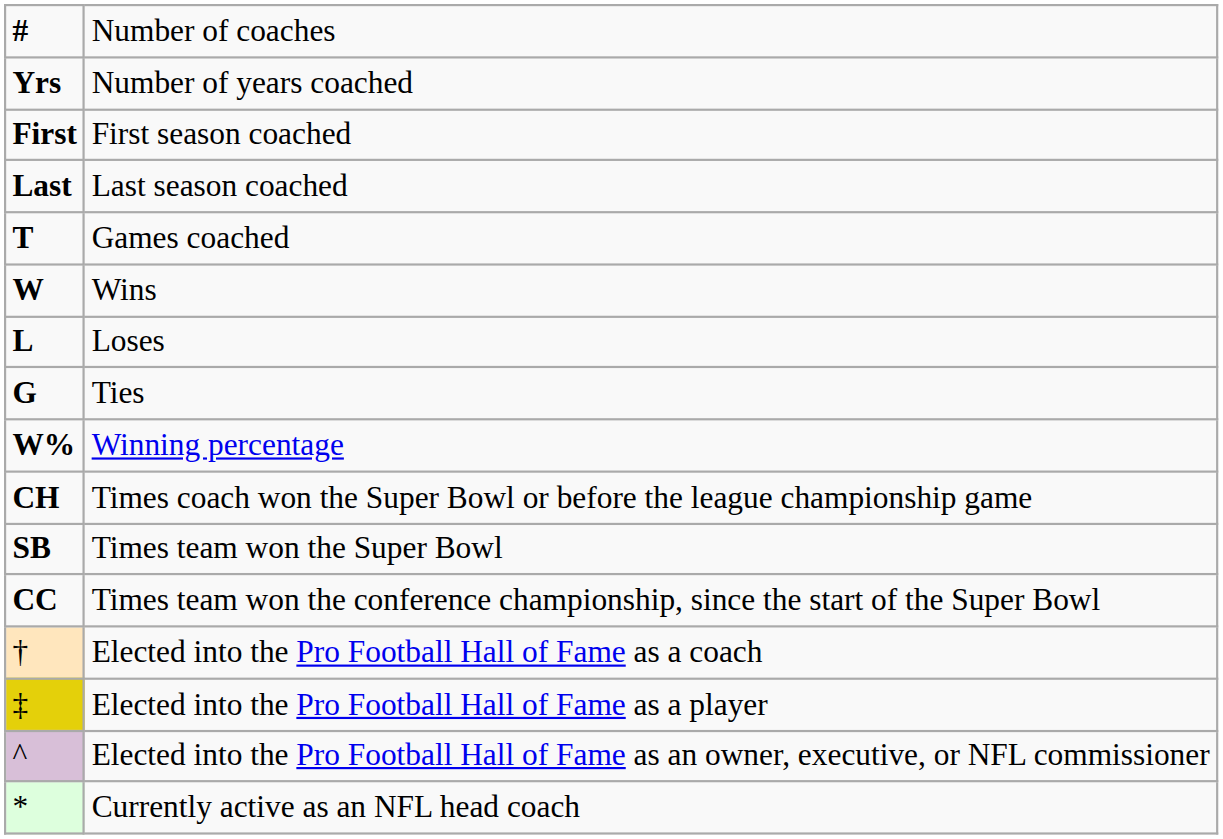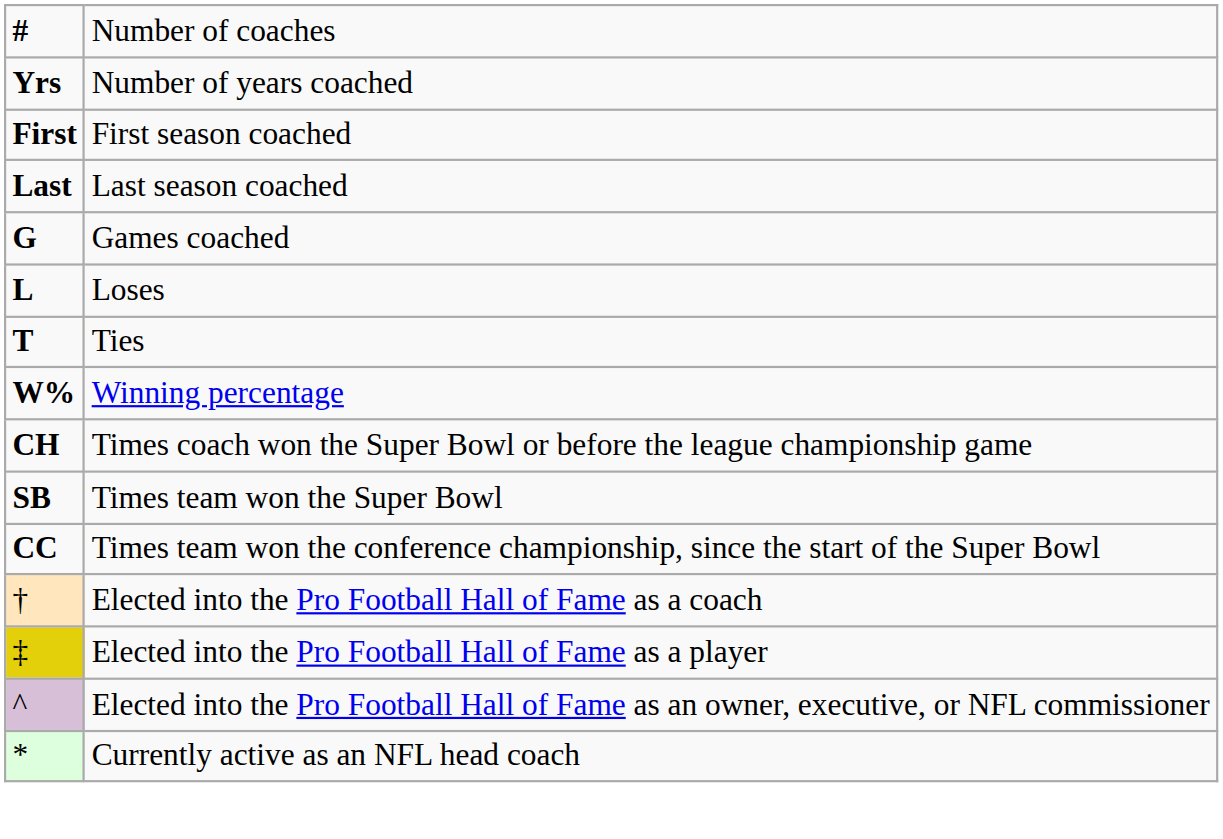(23, 237) T -> (25, 237) G
- row: (124, 289)
(25, 393) G -> (23, 341) T
